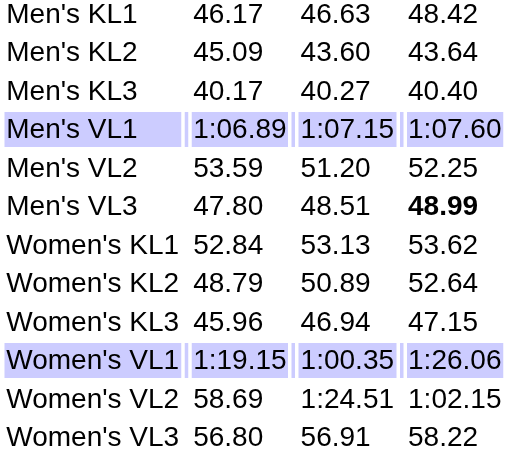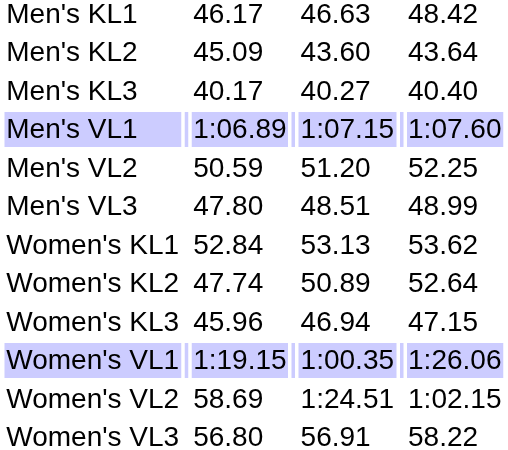(228, 167) 53.59 -> (228, 167) 50.59
(443, 206) bold -> (443, 206) normal
(228, 283) 48.79 -> (228, 283) 47.74
